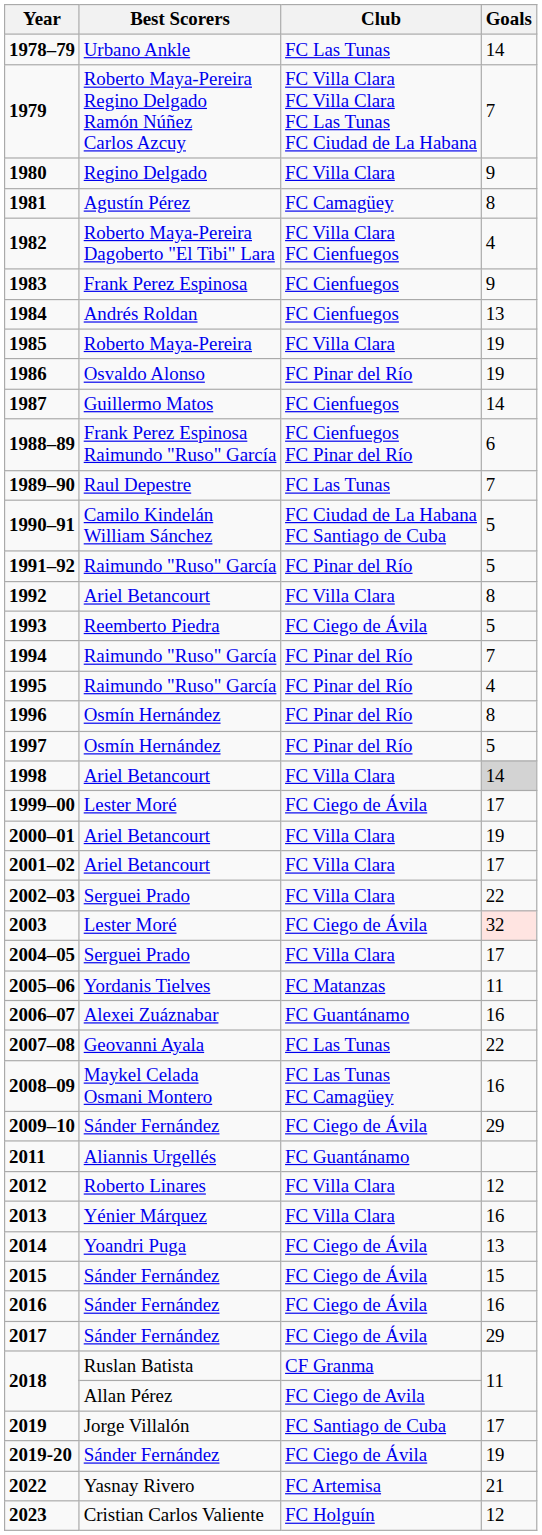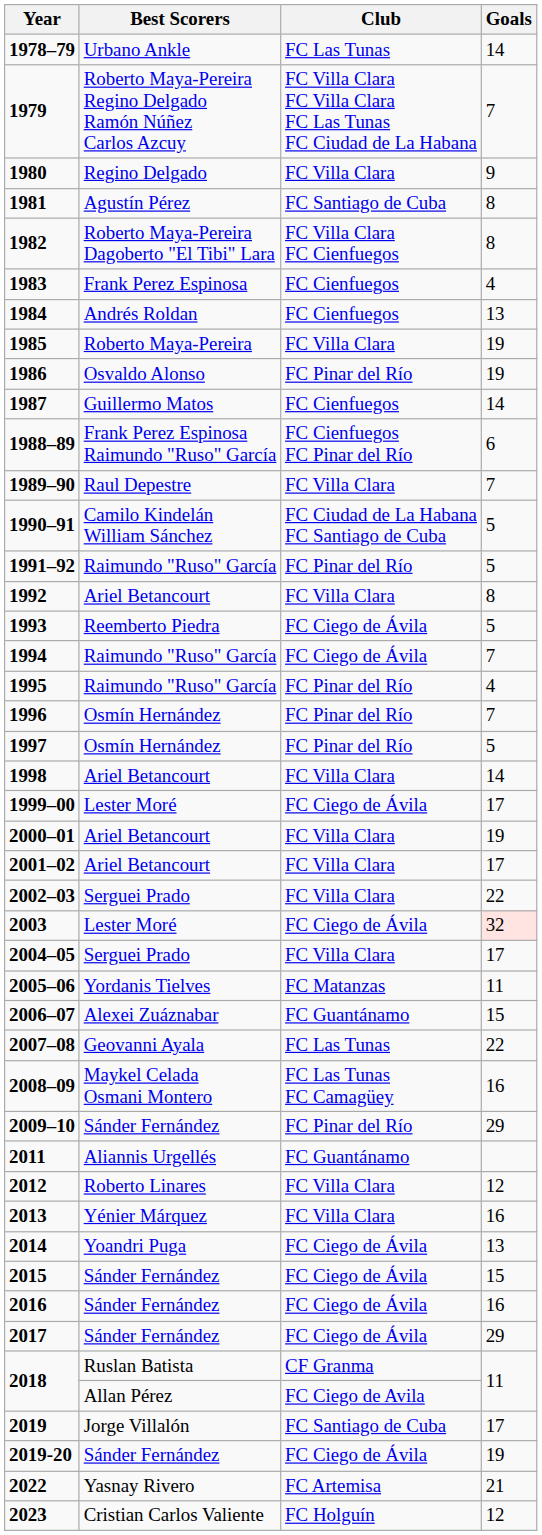(339, 202) FC Camagüey -> (366, 202) FC Santiago de Cuba
(490, 243) 4 -> (490, 243) 8
(490, 284) 9 -> (490, 284) 4
(338, 484) FC Las Tunas -> (340, 484) FC Villa Clara
(349, 655) FC Pinar del Río -> (356, 655) FC Ciego de Ávila
(490, 715) 8 -> (490, 715) 7
(495, 775) lightgrey background -> (495, 775) no background
(495, 1015) 16 -> (495, 1015) 15
(356, 1126) FC Ciego de Ávila -> (349, 1126) FC Pinar del Río
